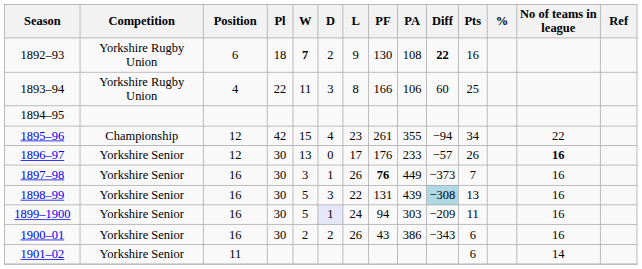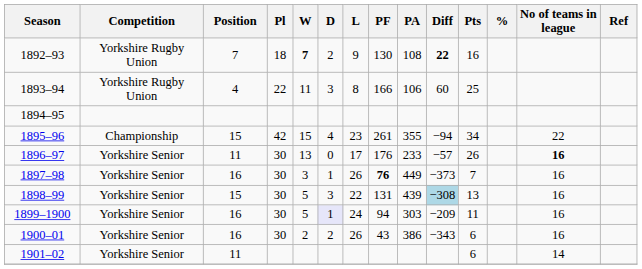(235, 55) 6 -> (235, 55) 7
(235, 135) 12 -> (235, 135) 15
(235, 155) 12 -> (235, 155) 11
(235, 195) 16 -> (235, 195) 15
